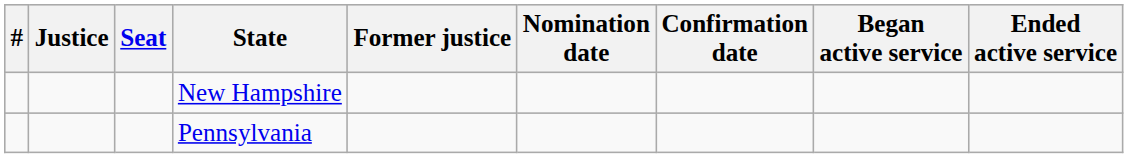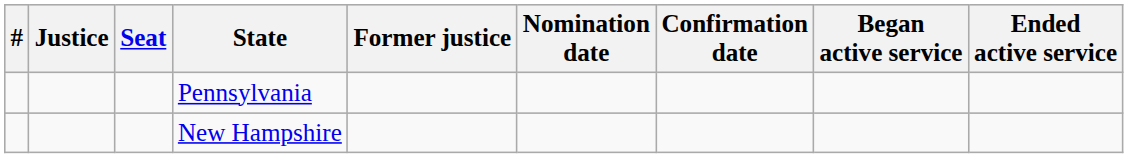rows swapped: (260, 92) <-> (245, 132)
